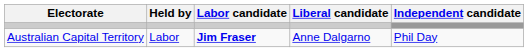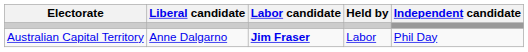columns swapped: (170, 13) <-> (340, 13)
